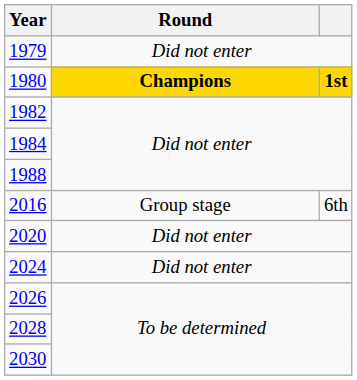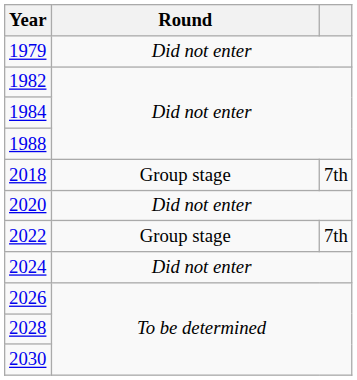- row: (28, 82)
- row: (28, 205)
+ row: (28, 174)
+ row: (28, 236)
